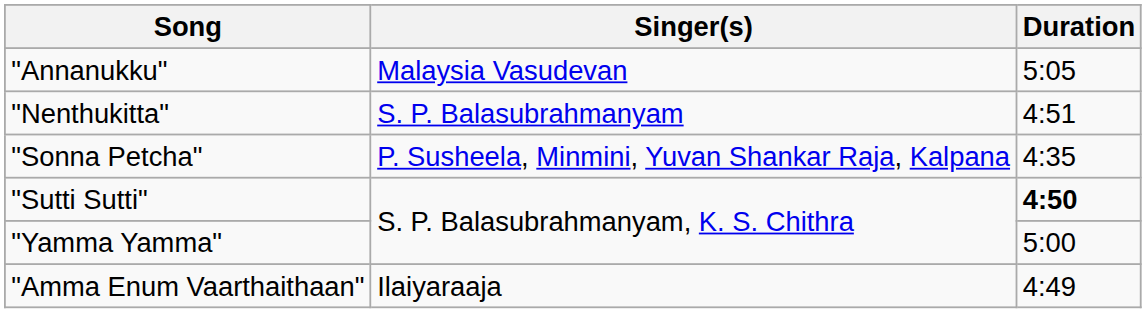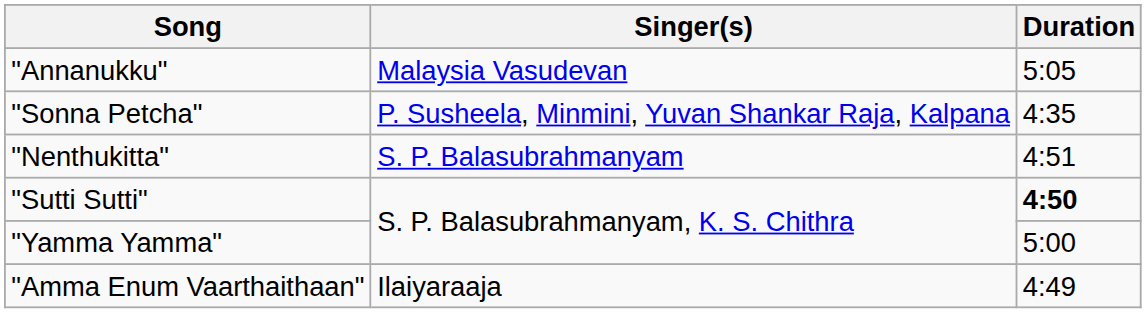rows swapped: (90, 113) <-> (107, 157)
